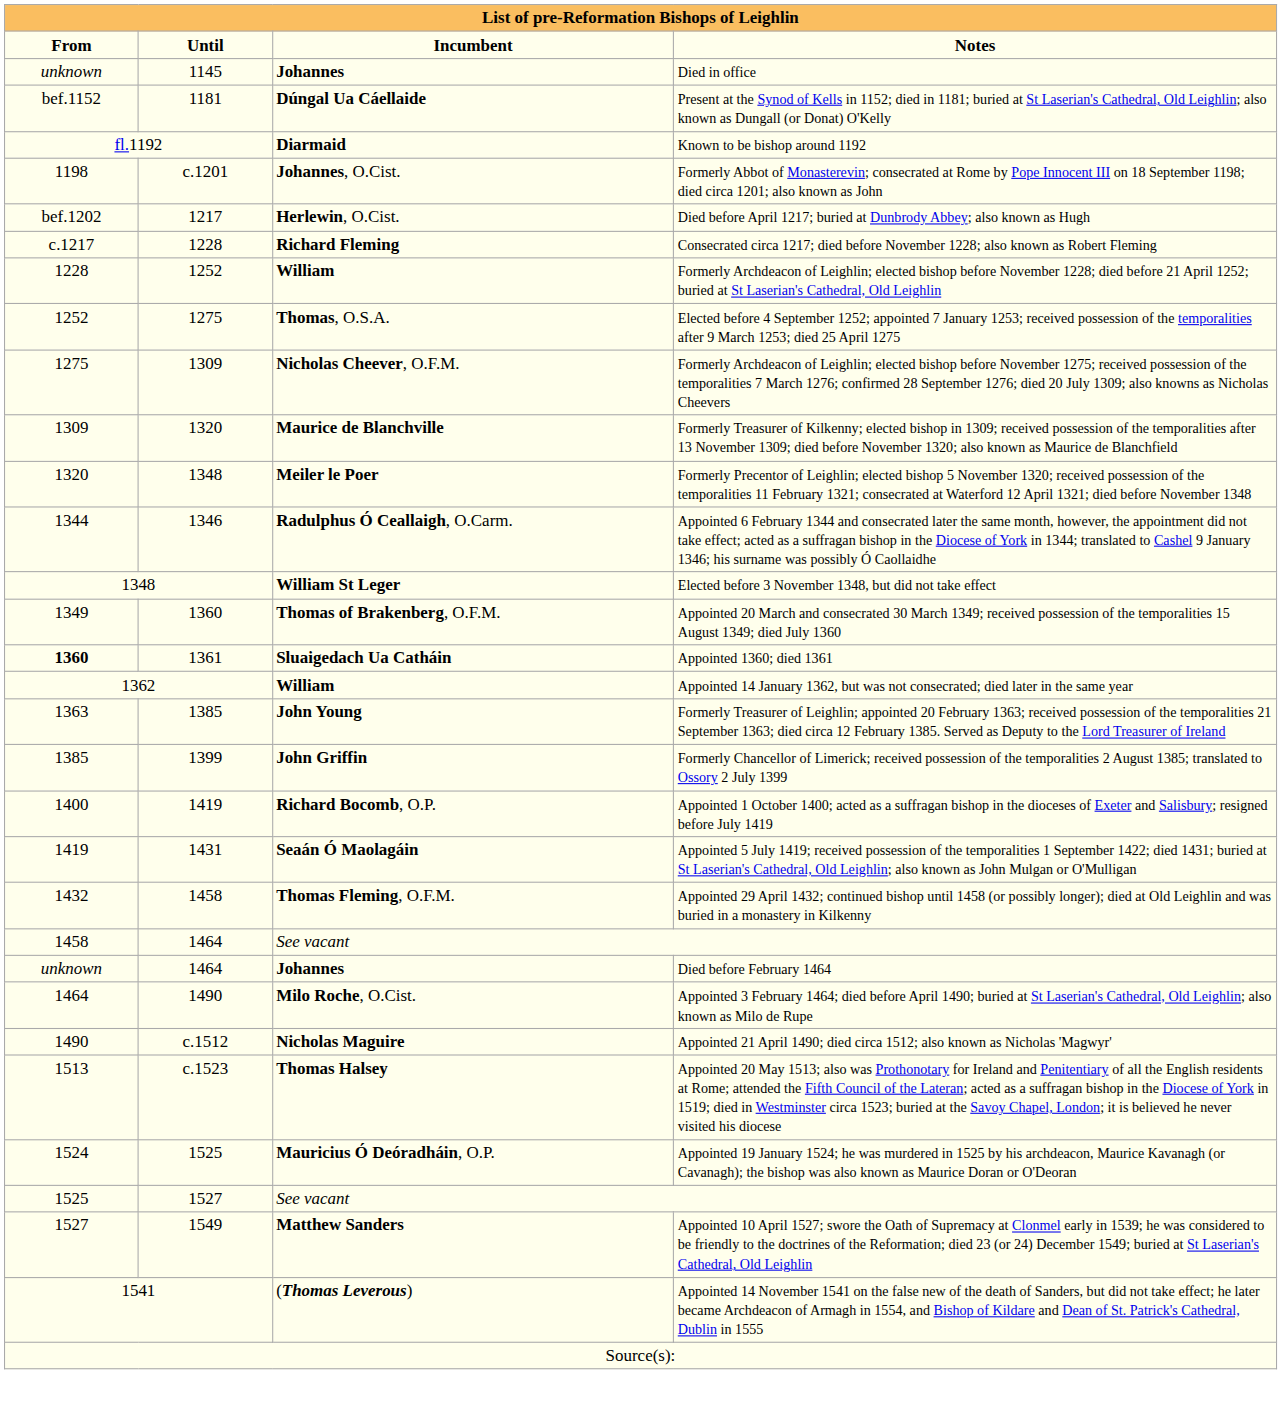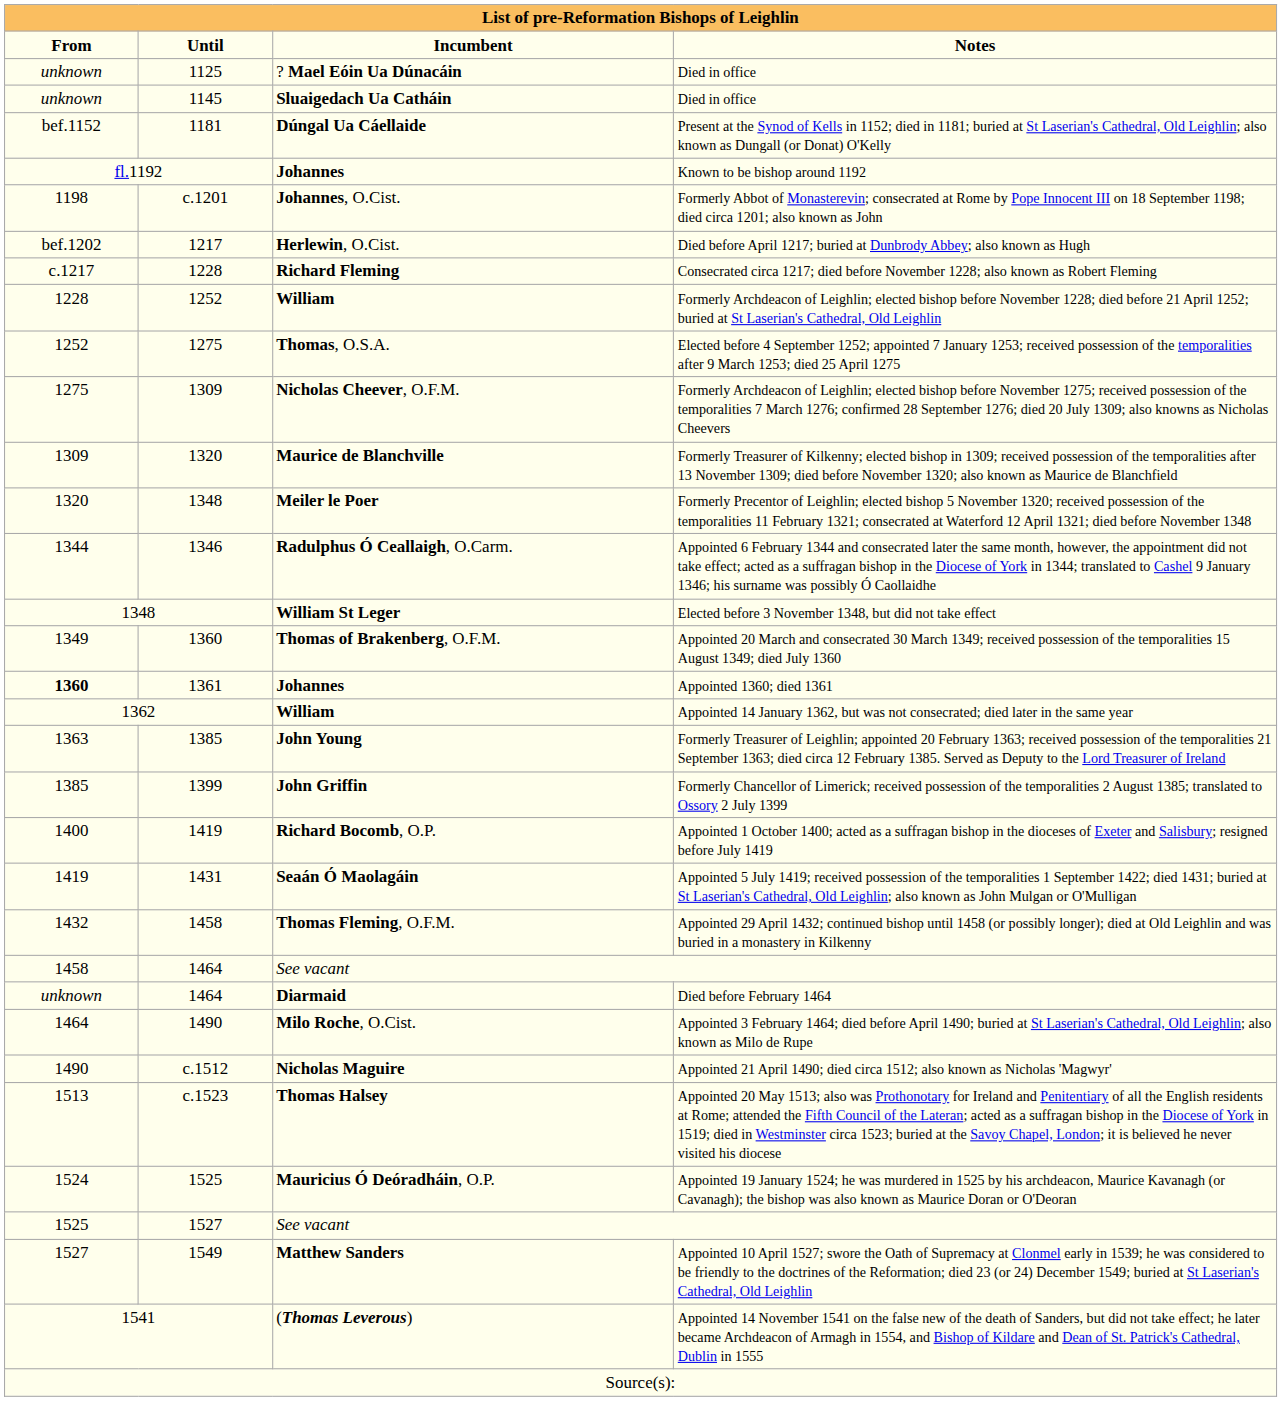+ row: (205, 71)
(310, 71) Johannes -> (364, 98) Sluaigedach Ua Catháin
(311, 144) Diarmaid -> (310, 171) Johannes
(364, 658) Sluaigedach Ua Catháin -> (310, 685) Johannes
(310, 968) Johannes -> (311, 995) Diarmaid
